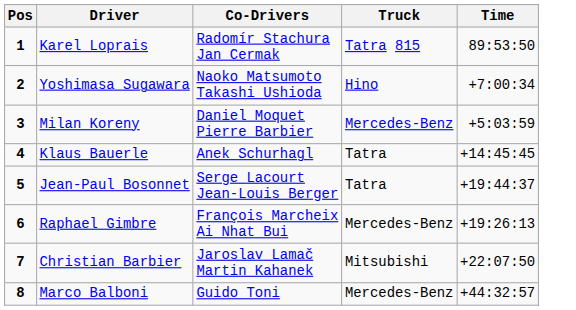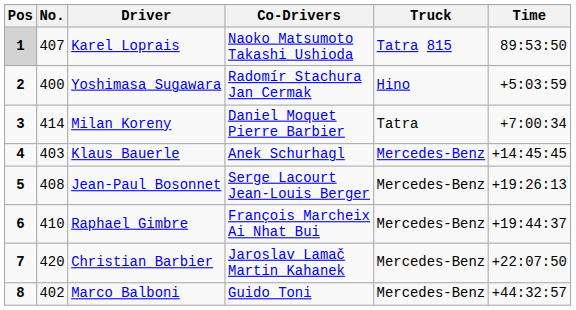+ column: (52, 16)
(20, 47) no background -> (20, 47) lightgrey background
(263, 47) Radomír Stachura Jan Cermak -> (291, 47) Naoko Matsumoto Takashi Ushioda
(259, 85) Naoko Matsumoto Takashi Ushioda -> (295, 85) Radomír Stachura Jan Cermak
(502, 85) +7:00:34 -> (533, 85) +5:03:59
(399, 124) Mercedes-Benz -> (397, 124) Tatra
(502, 124) +5:03:59 -> (533, 124) +7:00:34
(366, 155) Tatra -> (431, 155) Mercedes-Benz
(366, 185) Tatra -> (431, 185) Mercedes-Benz
(498, 185) +19:44:37 -> (529, 185) +19:26:13
(498, 224) +19:26:13 -> (529, 224) +19:44:37
(387, 263) Mitsubishi -> (431, 263) Mercedes-Benz
